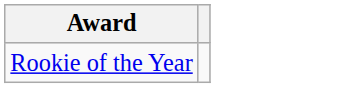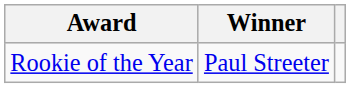+ column: (266, 23)
